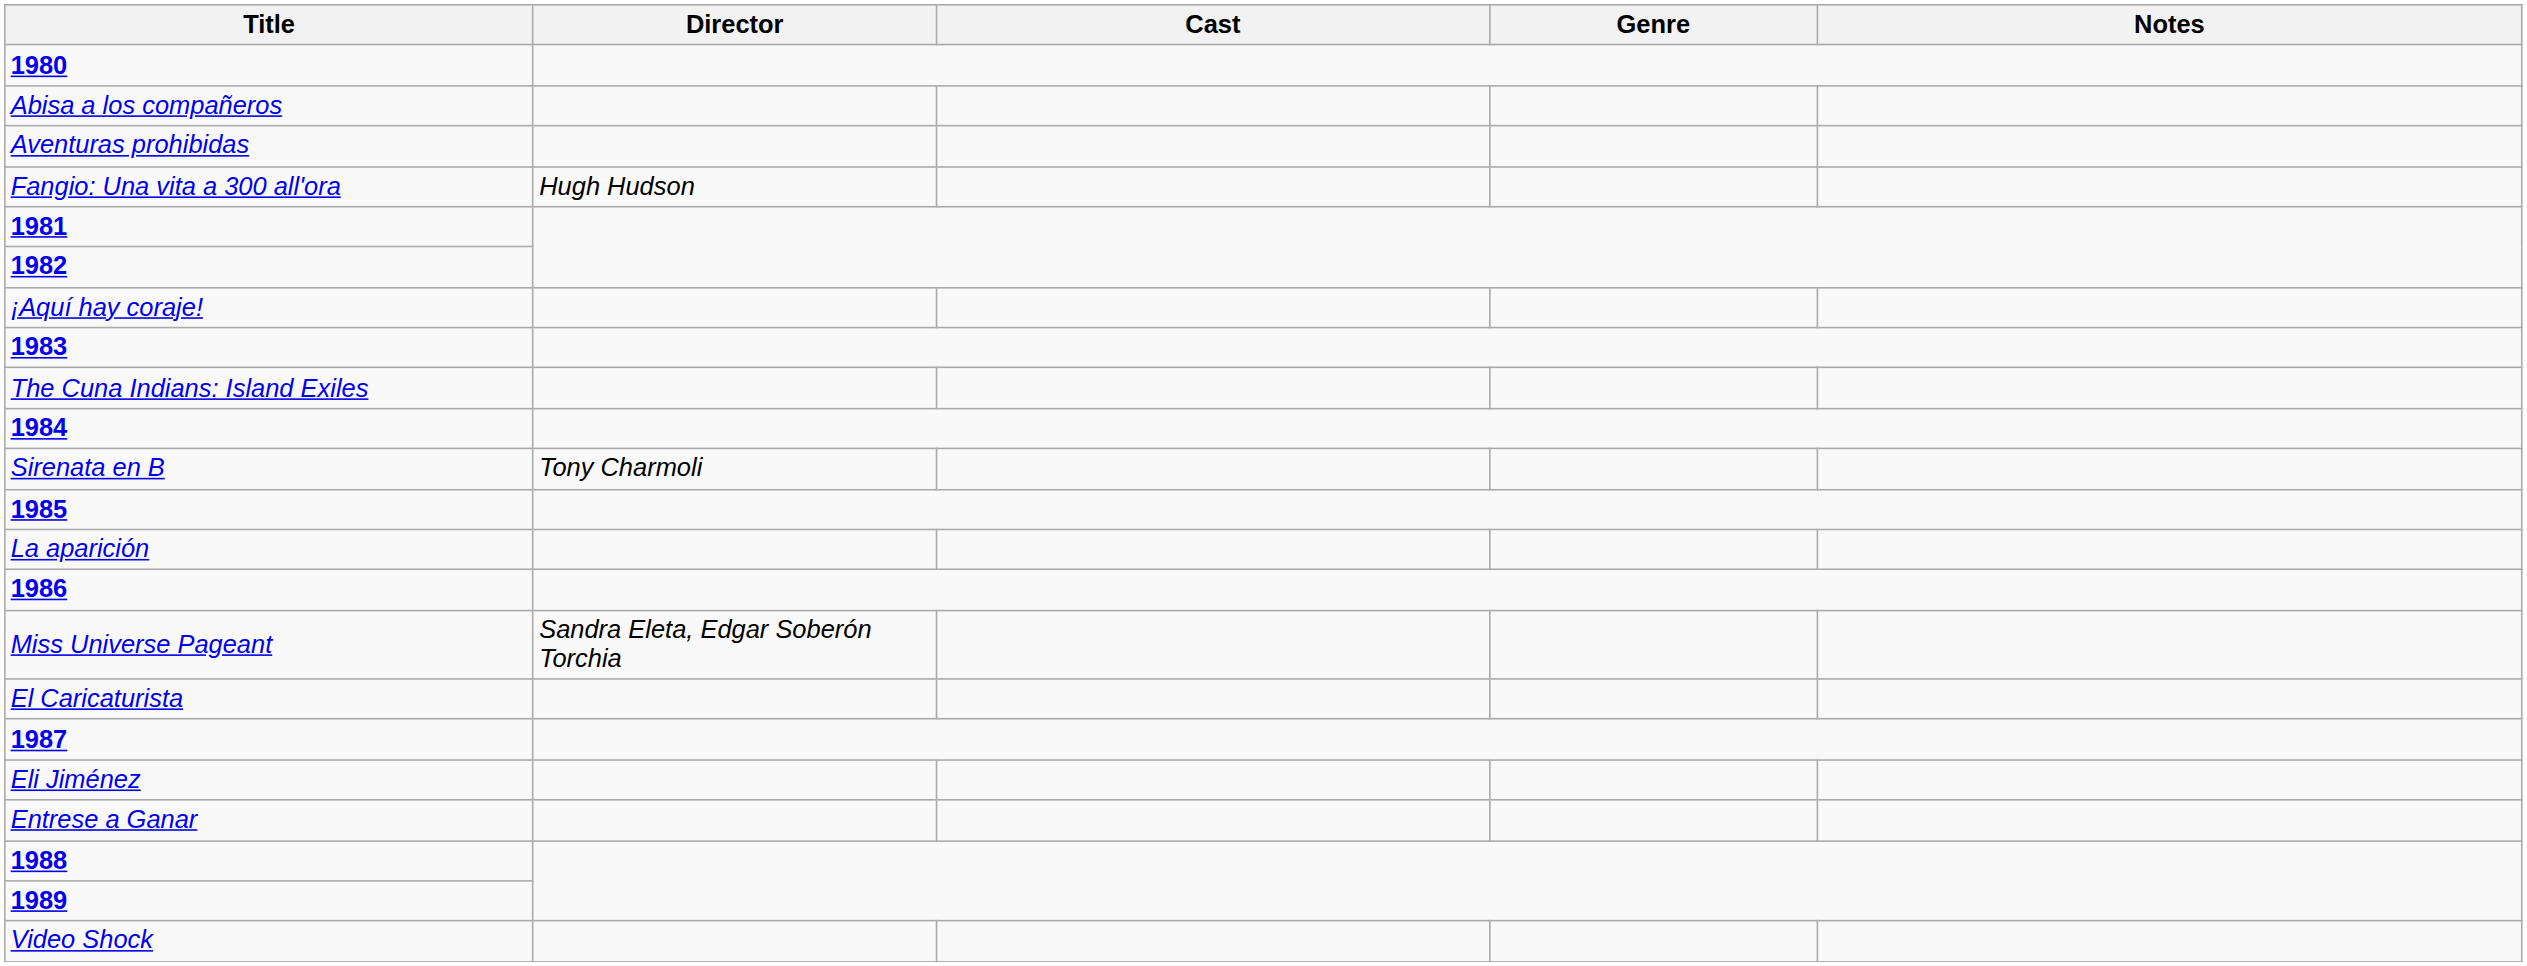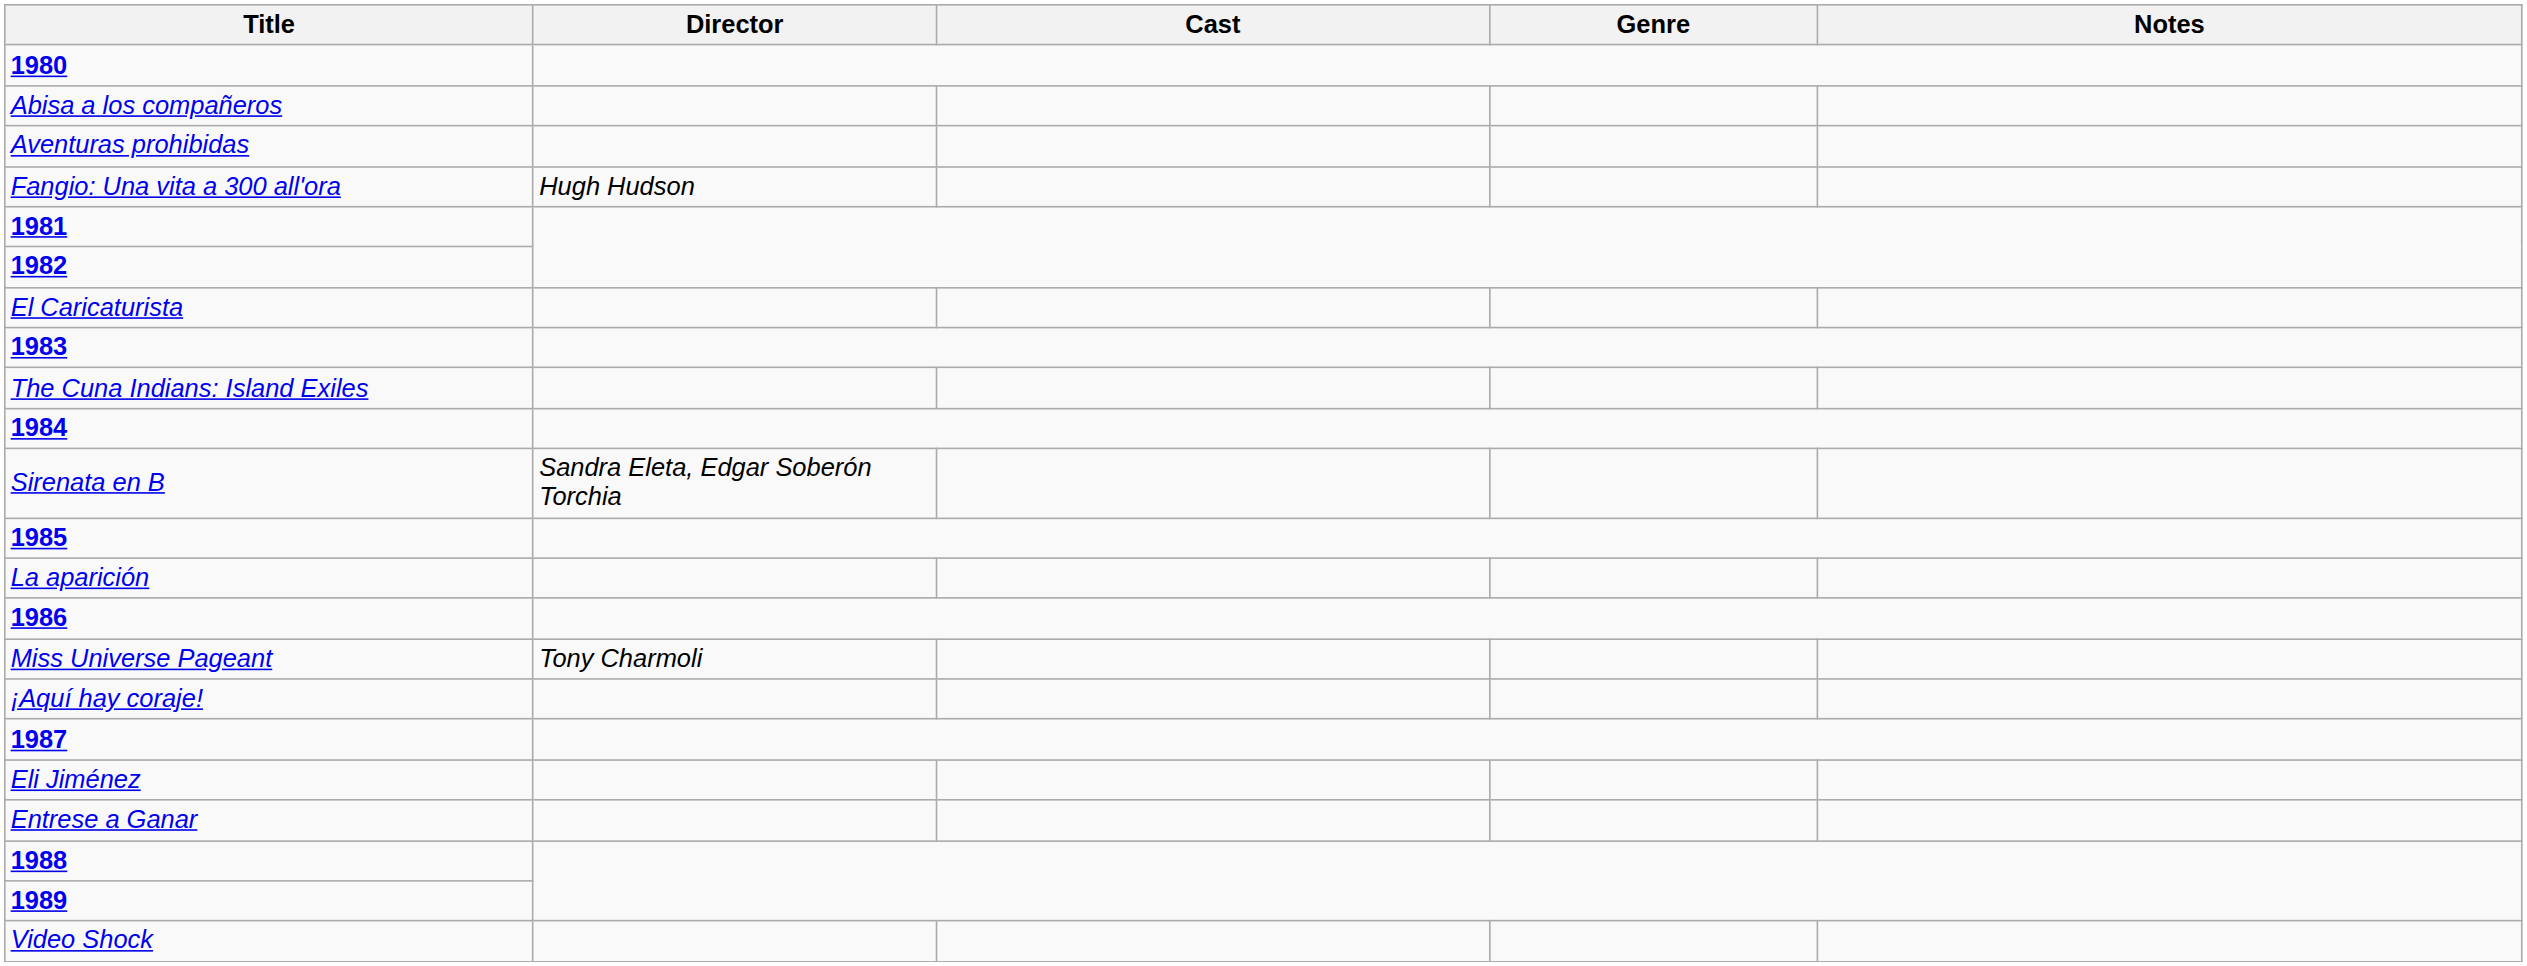rows swapped: (107, 307) <-> (97, 698)
(621, 468) Tony Charmoli -> (705, 482) Sandra Eleta, Edgar Soberón Torchia
(705, 644) Sandra Eleta, Edgar Soberón Torchia -> (621, 658) Tony Charmoli
